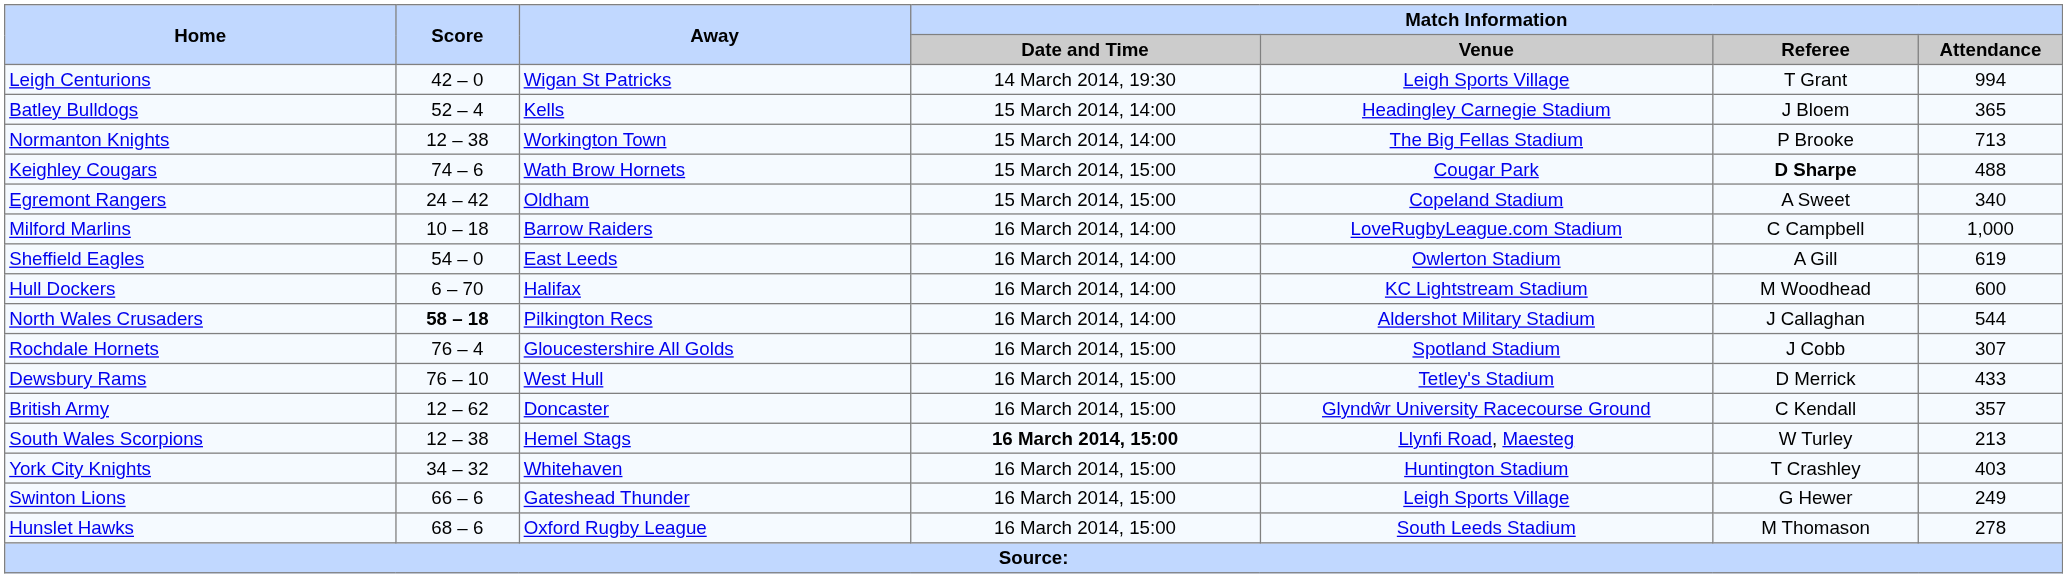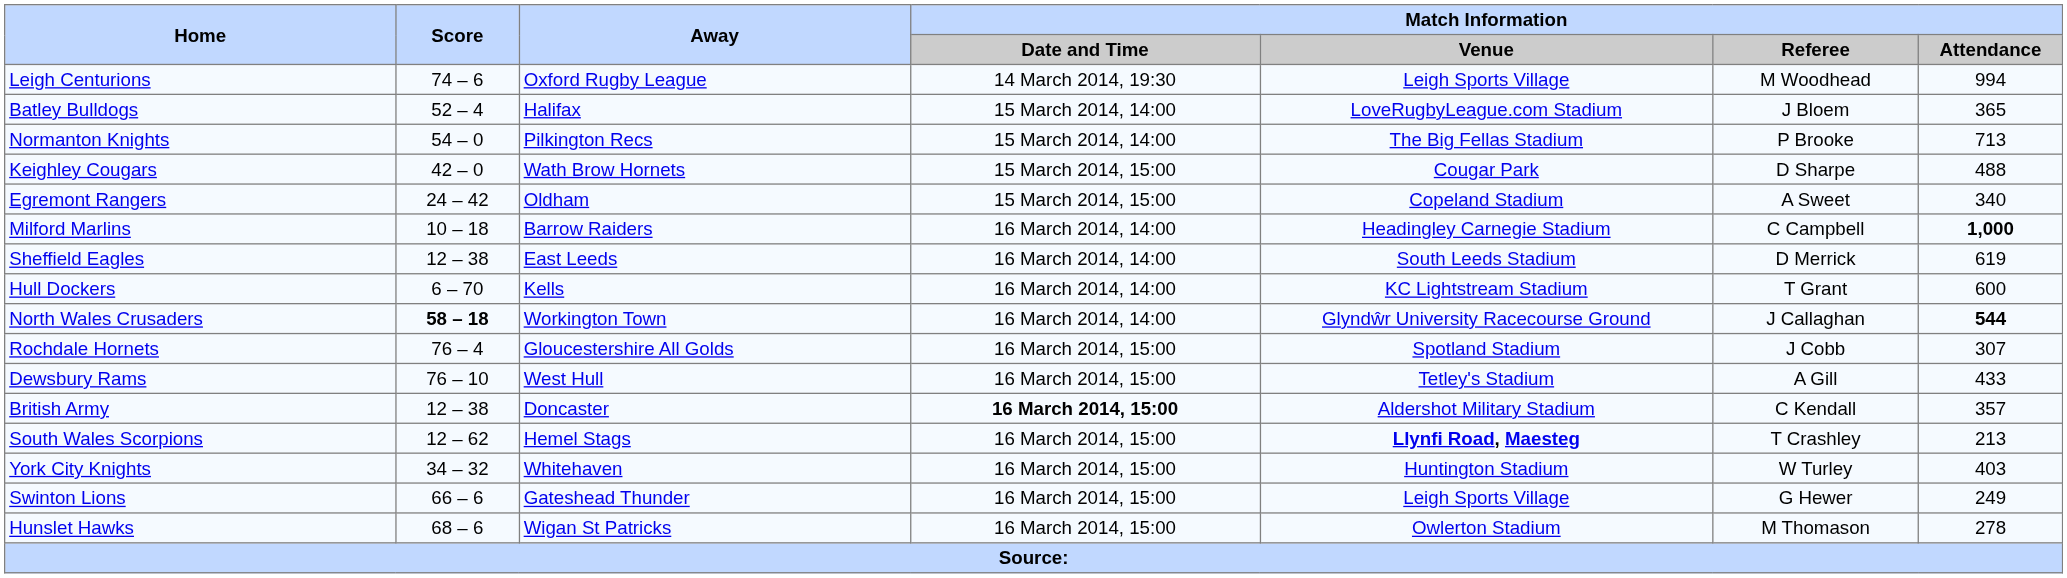(457, 79) 42 – 0 -> (457, 79) 74 – 6
(597, 79) Wigan St Patricks -> (615, 79) Oxford Rugby League
(1816, 79) T Grant -> (1816, 79) M Woodhead
(544, 109) Kells -> (552, 109) Halifax
(1486, 109) Headingley Carnegie Stadium -> (1486, 109) LoveRugbyLeague.com Stadium
(457, 139) 12 – 38 -> (457, 139) 54 – 0
(595, 139) Workington Town -> (588, 139) Pilkington Recs
(457, 169) 74 – 6 -> (457, 169) 42 – 0
(1816, 169) bold -> (1816, 169) normal
(1486, 229) LoveRugbyLeague.com Stadium -> (1486, 229) Headingley Carnegie Stadium
(1990, 229) normal -> (1990, 229) bold
(457, 259) 54 – 0 -> (457, 259) 12 – 38
(1486, 259) Owlerton Stadium -> (1486, 259) South Leeds Stadium
(1816, 259) A Gill -> (1816, 259) D Merrick
(552, 289) Halifax -> (544, 289) Kells
(1816, 289) M Woodhead -> (1816, 289) T Grant
(588, 319) Pilkington Recs -> (595, 319) Workington Town
(1486, 319) Aldershot Military Stadium -> (1486, 319) Glyndŵr University Racecourse Ground
(1990, 319) normal -> (1990, 319) bold
(1816, 378) D Merrick -> (1816, 378) A Gill
(457, 408) 12 – 62 -> (457, 408) 12 – 38
(1085, 408) normal -> (1085, 408) bold
(1486, 408) Glyndŵr University Racecourse Ground -> (1486, 408) Aldershot Military Stadium
(457, 438) 12 – 38 -> (457, 438) 12 – 62
(1085, 438) bold -> (1085, 438) normal
(1486, 438) normal -> (1486, 438) bold
(1816, 438) W Turley -> (1816, 438) T Crashley
(1816, 468) T Crashley -> (1816, 468) W Turley
(615, 528) Oxford Rugby League -> (597, 528) Wigan St Patricks
(1486, 528) South Leeds Stadium -> (1486, 528) Owlerton Stadium
